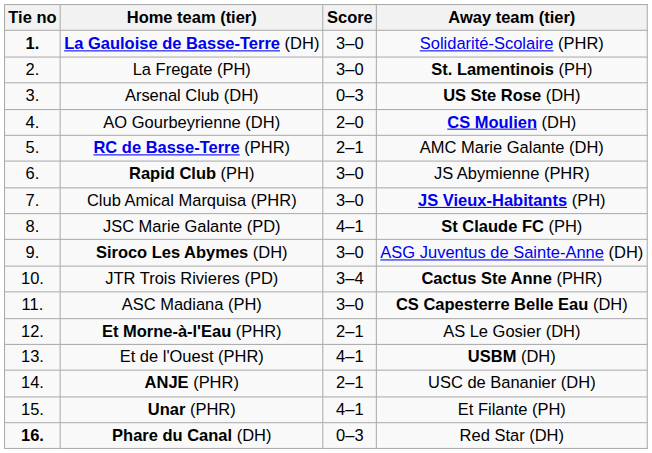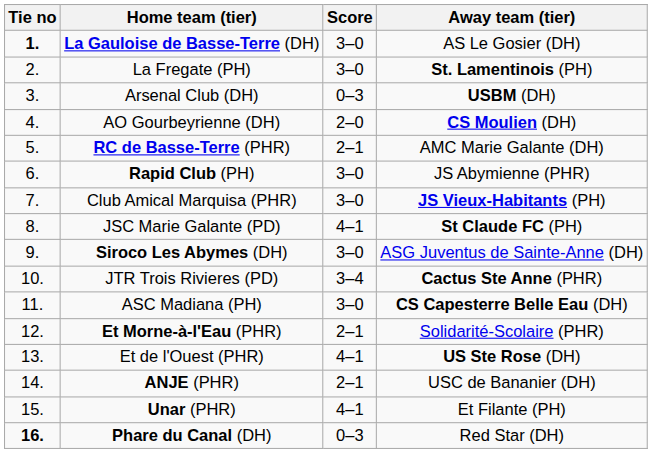(512, 43) Solidarité-Scolaire (PHR) -> (512, 43) AS Le Gosier (DH)
(512, 95) US Ste Rose (DH) -> (512, 95) USBM (DH)
(512, 331) AS Le Gosier (DH) -> (512, 331) Solidarité-Scolaire (PHR)
(512, 357) USBM (DH) -> (512, 357) US Ste Rose (DH)
